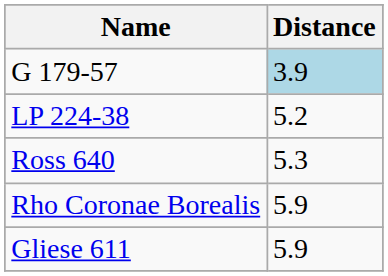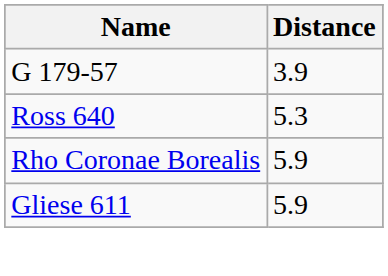(291, 71) lightblue background -> (291, 71) no background
- row: (70, 115)
